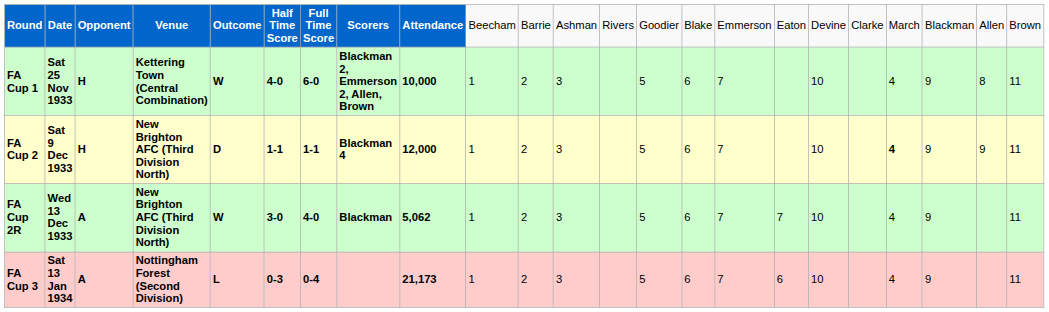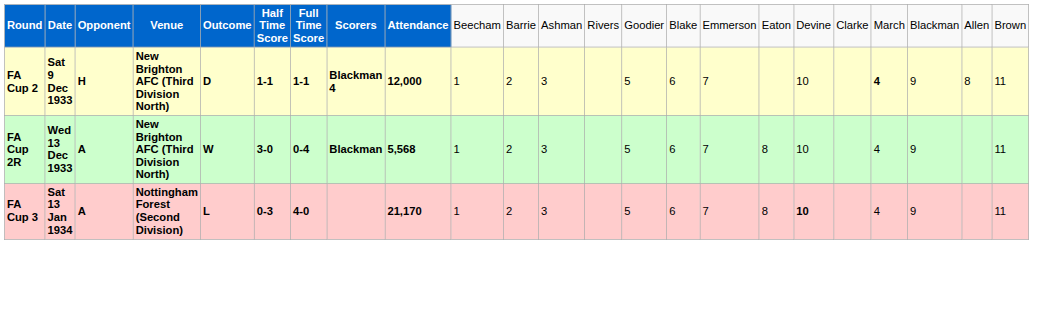- row: (22, 81)
(982, 149) 9 -> (967, 81) 8
(311, 217) 4-0 -> (301, 149) 0-4
(416, 217) 5,062 -> (401, 149) 5,568
(780, 217) 7 -> (765, 149) 8
(311, 279) 0-4 -> (301, 211) 4-0
(419, 279) 21,173 -> (405, 211) 21,170
(780, 279) 6 -> (765, 211) 8
(817, 279) normal -> (802, 211) bold
